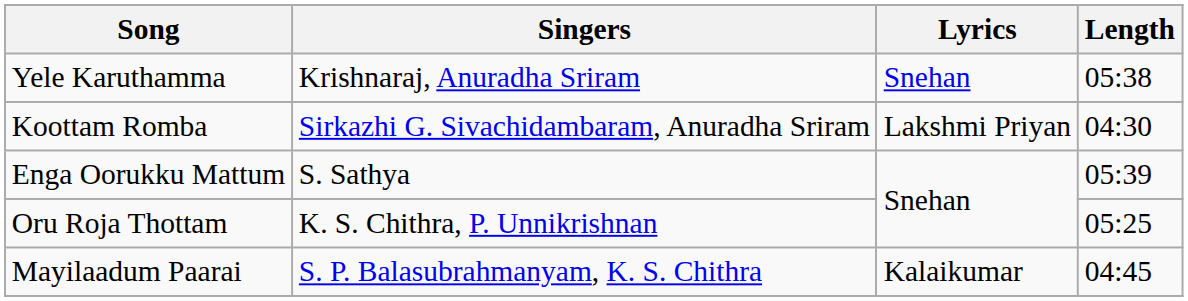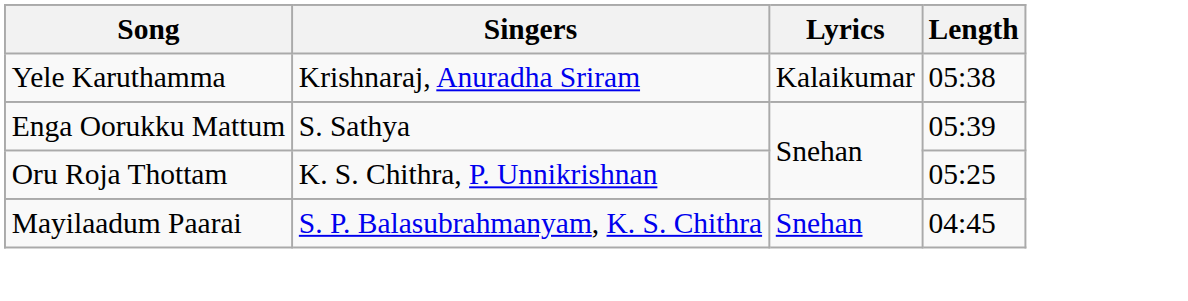(927, 77) Snehan -> (845, 77) Kalaikumar
- row: (110, 126)
(953, 272) Kalaikumar -> (819, 223) Snehan
